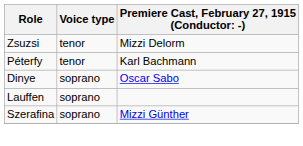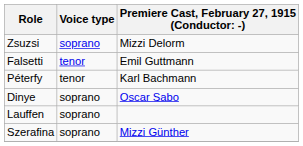(72, 43) tenor -> (80, 43) soprano
+ row: (25, 61)
